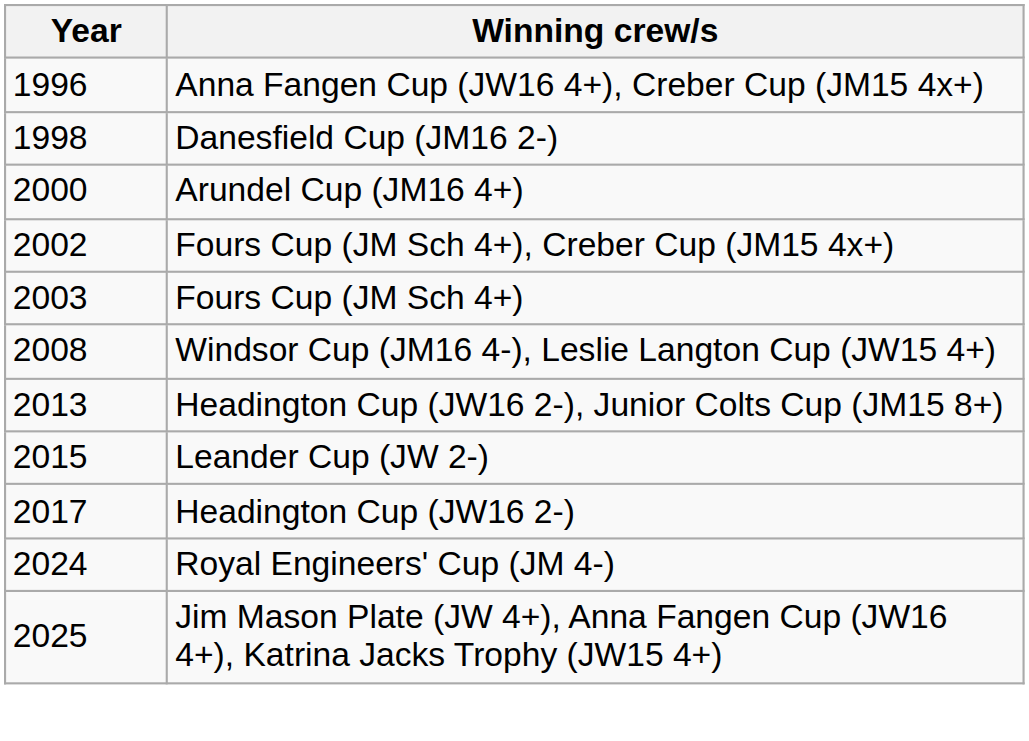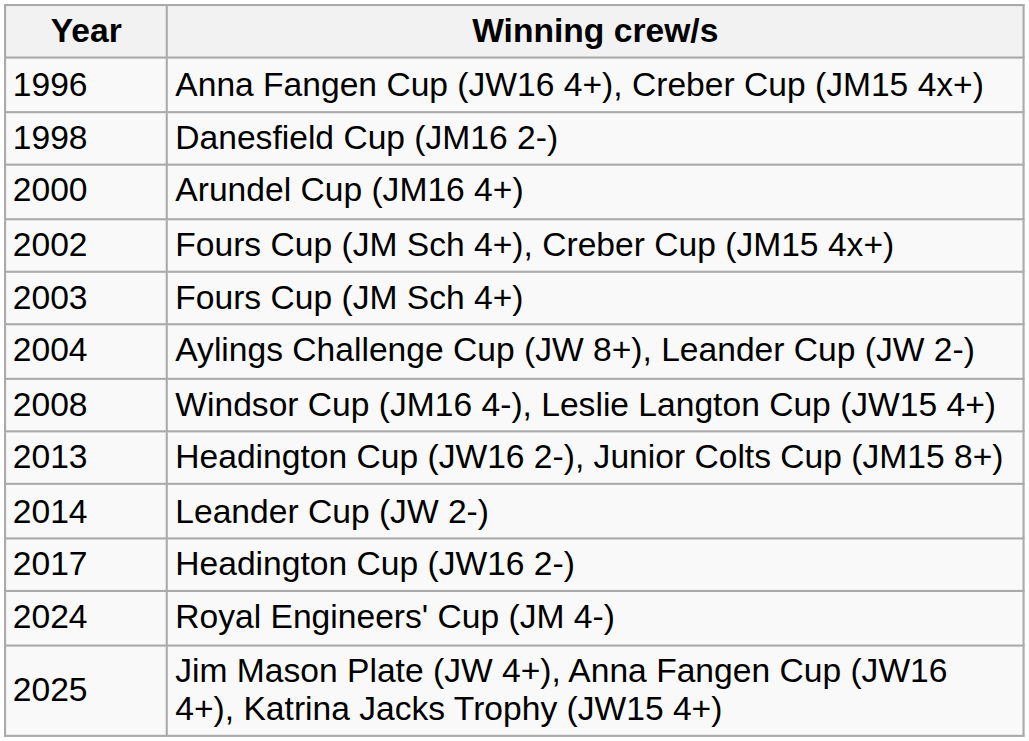+ row: (575, 350)
(50, 457) 2015 -> (50, 510) 2014
